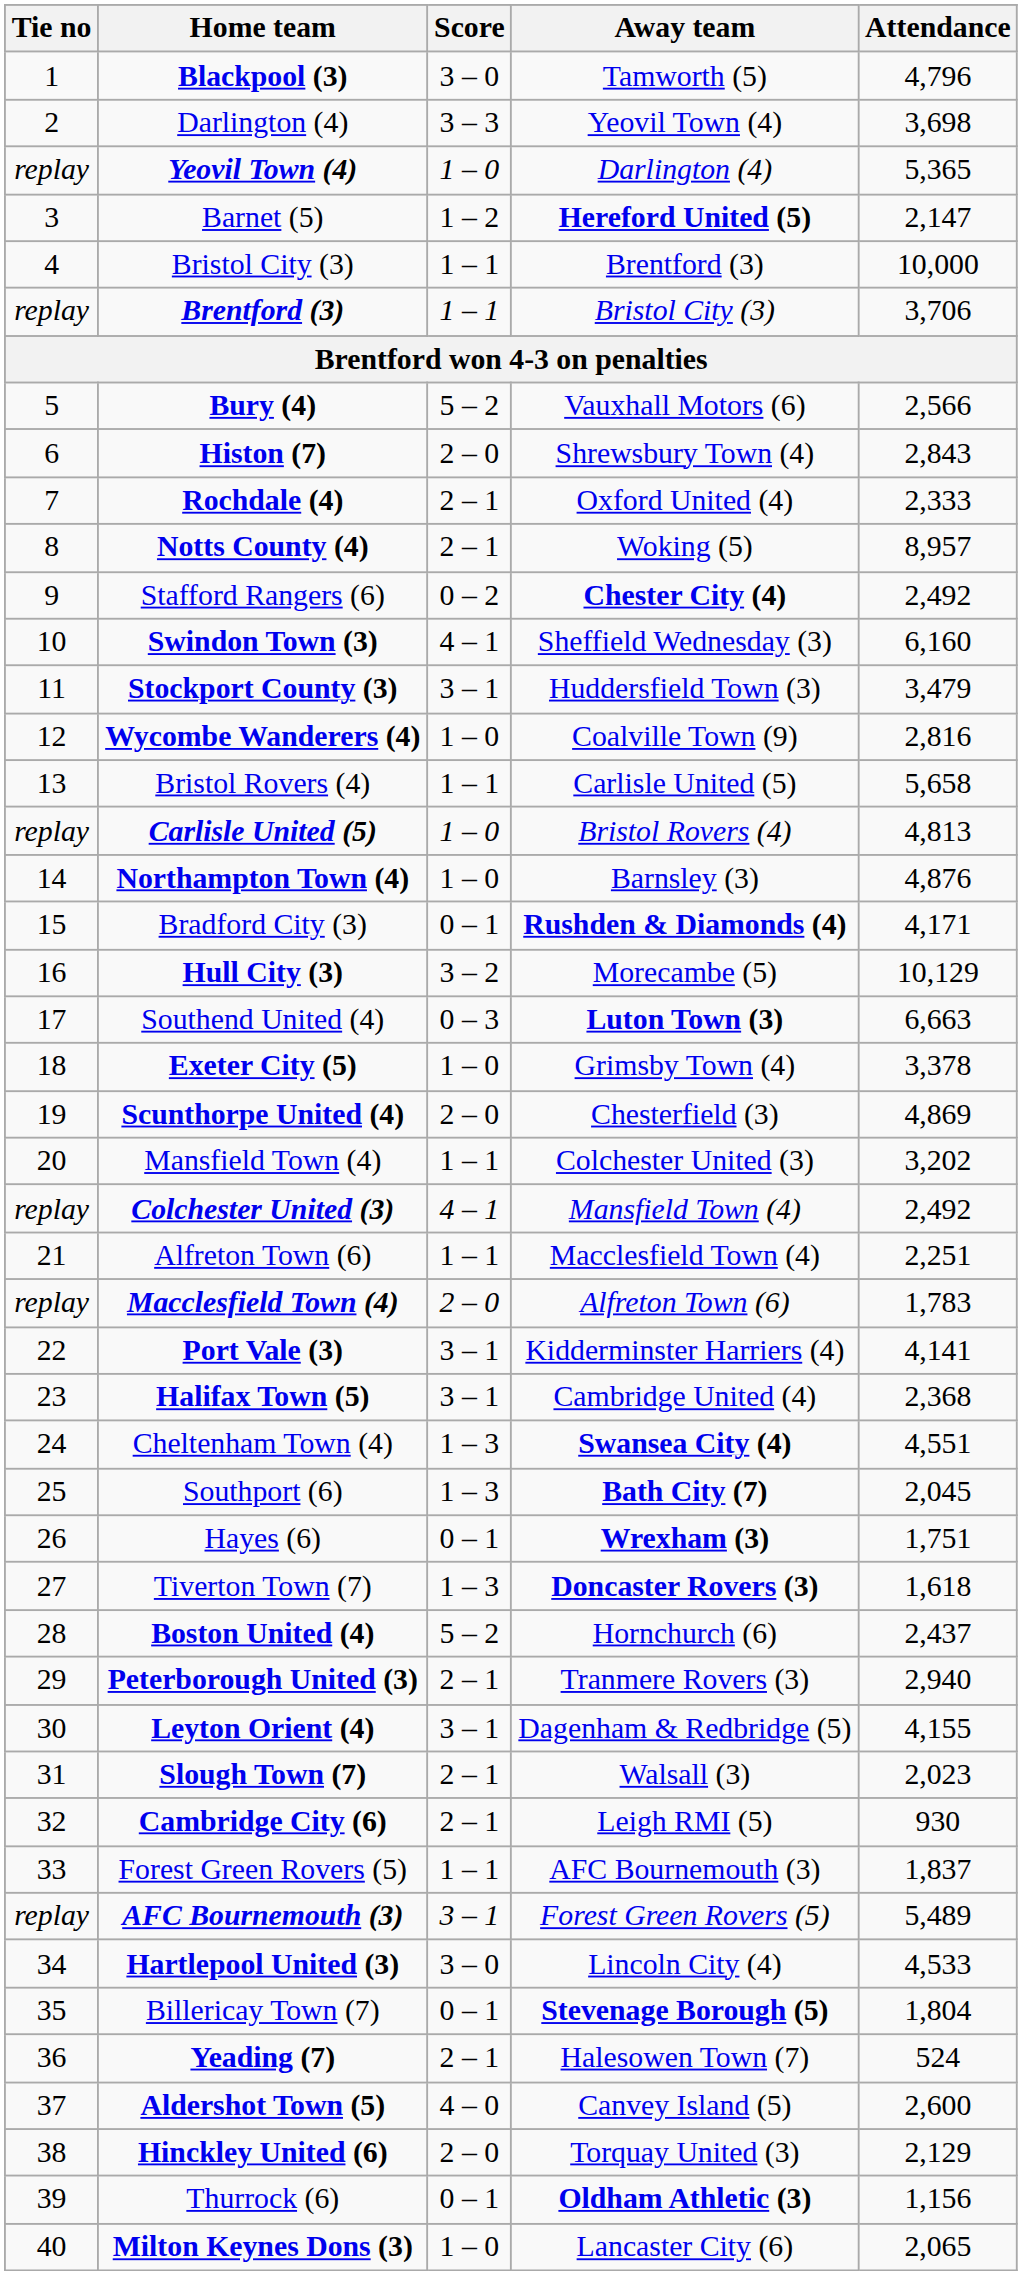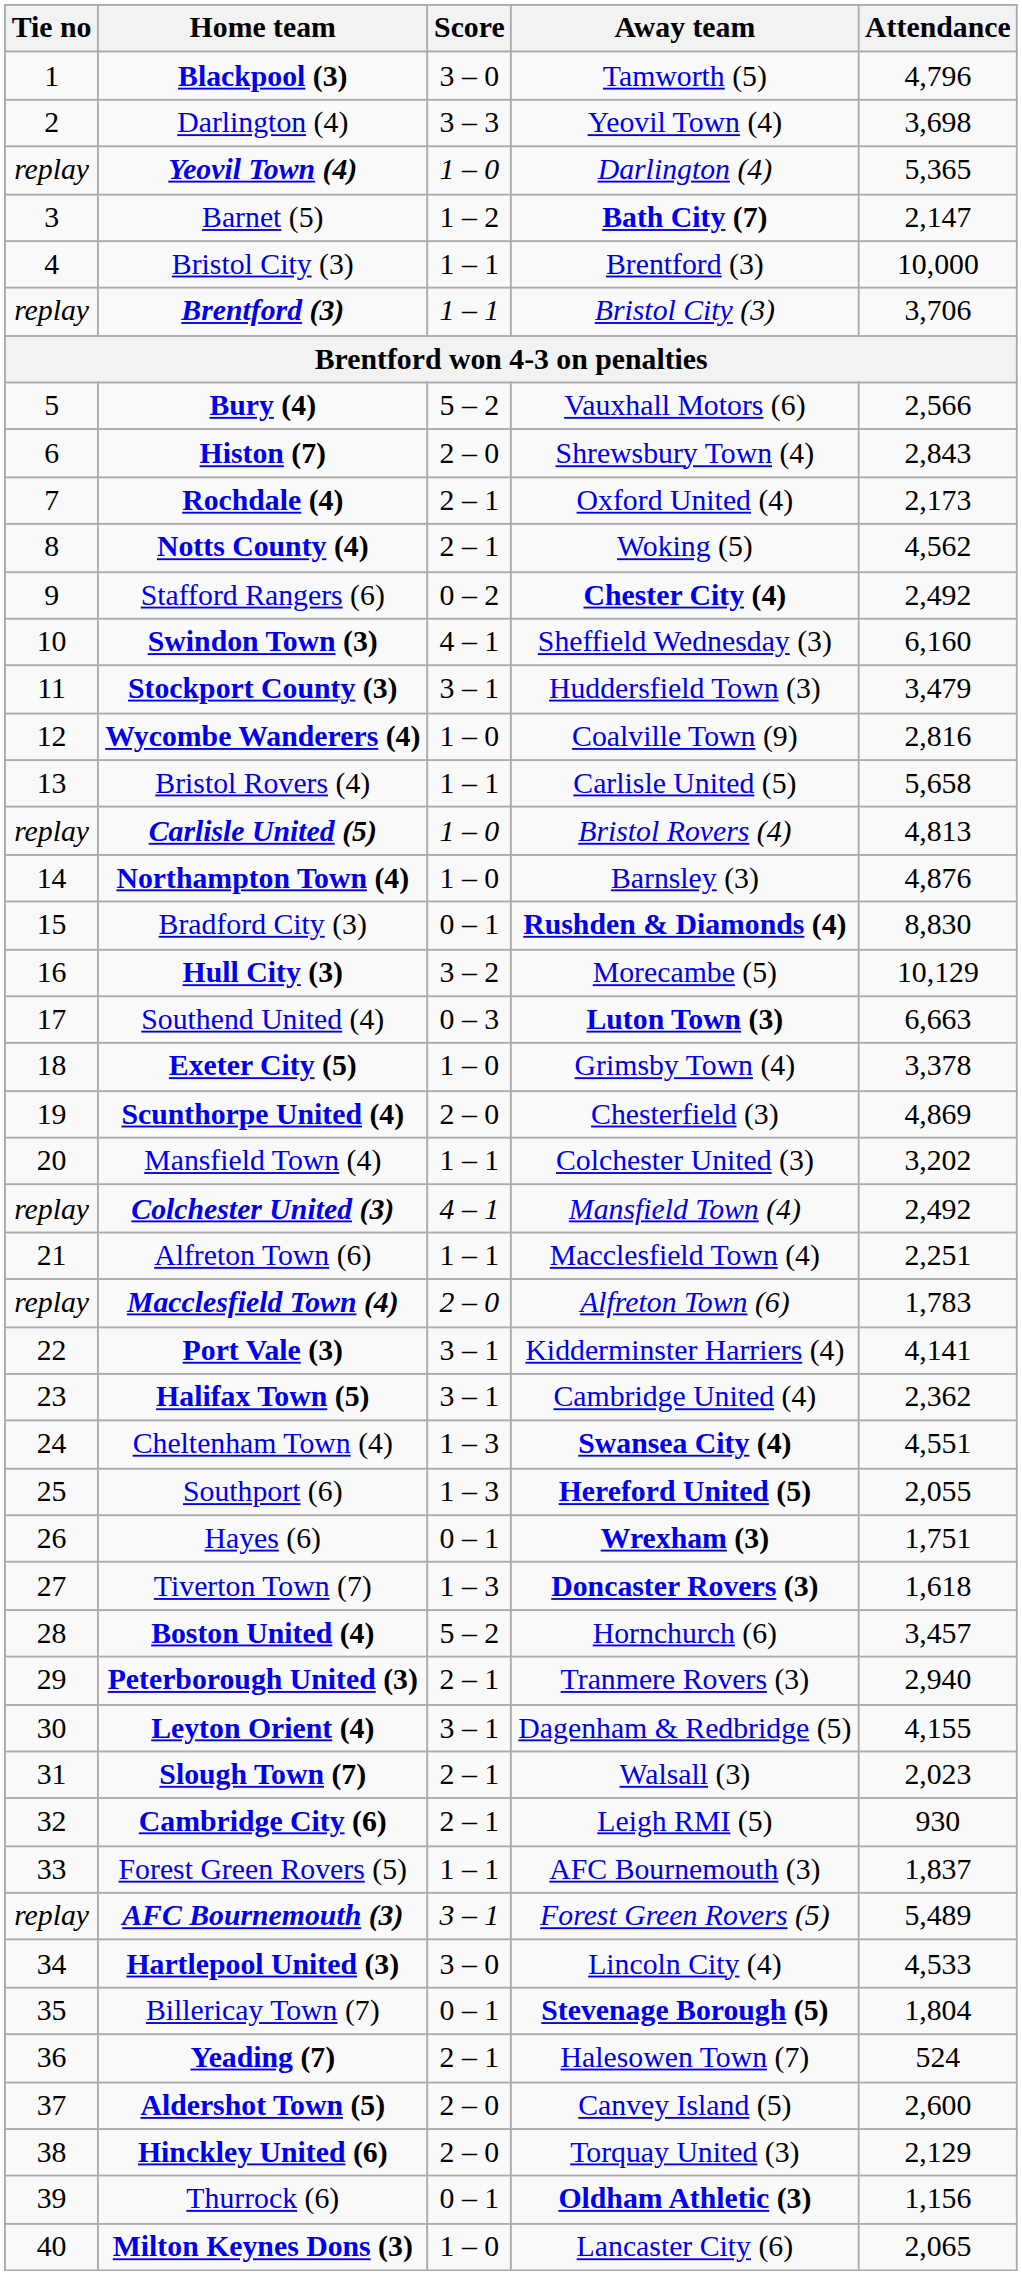(685, 216) Hereford United (5) -> (685, 216) Bath City (7)
(938, 500) 2,333 -> (938, 500) 2,173
(938, 547) 8,957 -> (938, 547) 4,562
(938, 924) 4,171 -> (938, 924) 8,830
(938, 1396) 2,368 -> (938, 1396) 2,362
(685, 1491) Bath City (7) -> (685, 1491) Hereford United (5)
(938, 1491) 2,045 -> (938, 1491) 2,055
(938, 1632) 2,437 -> (938, 1632) 3,457
(469, 2104) 4 – 0 -> (469, 2104) 2 – 0
